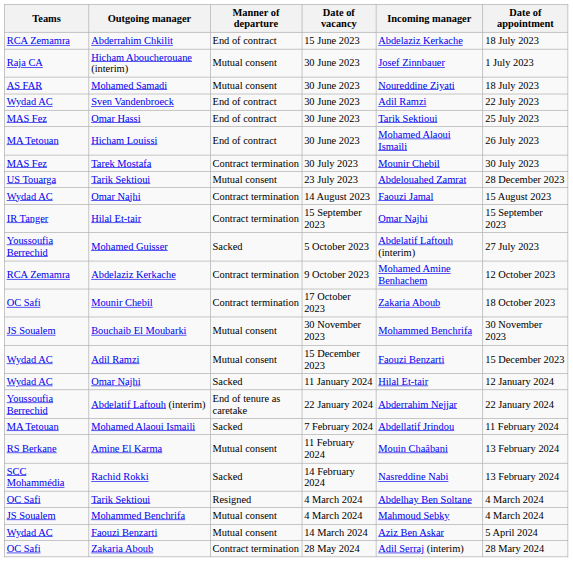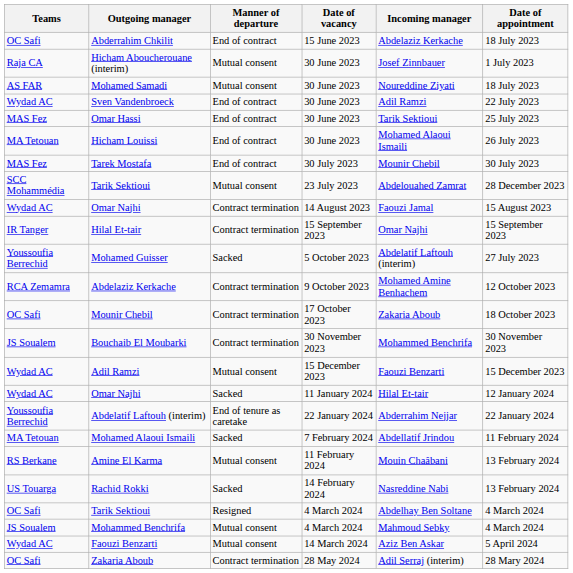(38, 40) RCA Zemamra -> (24, 40) OC Safi
(256, 163) Contract termination -> (245, 163) End of contract
(31, 179) US Touarga -> (36, 185) SCC Mohammédia
(245, 331) Mutual consent -> (256, 343) Contract termination
(36, 477) SCC Mohammédia -> (31, 488) US Touarga
